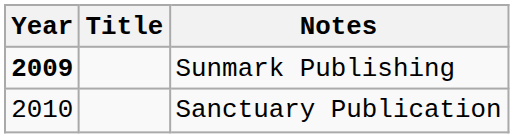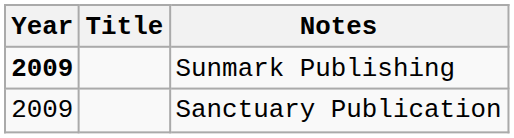(42, 110) 2010 -> (42, 110) 2009
